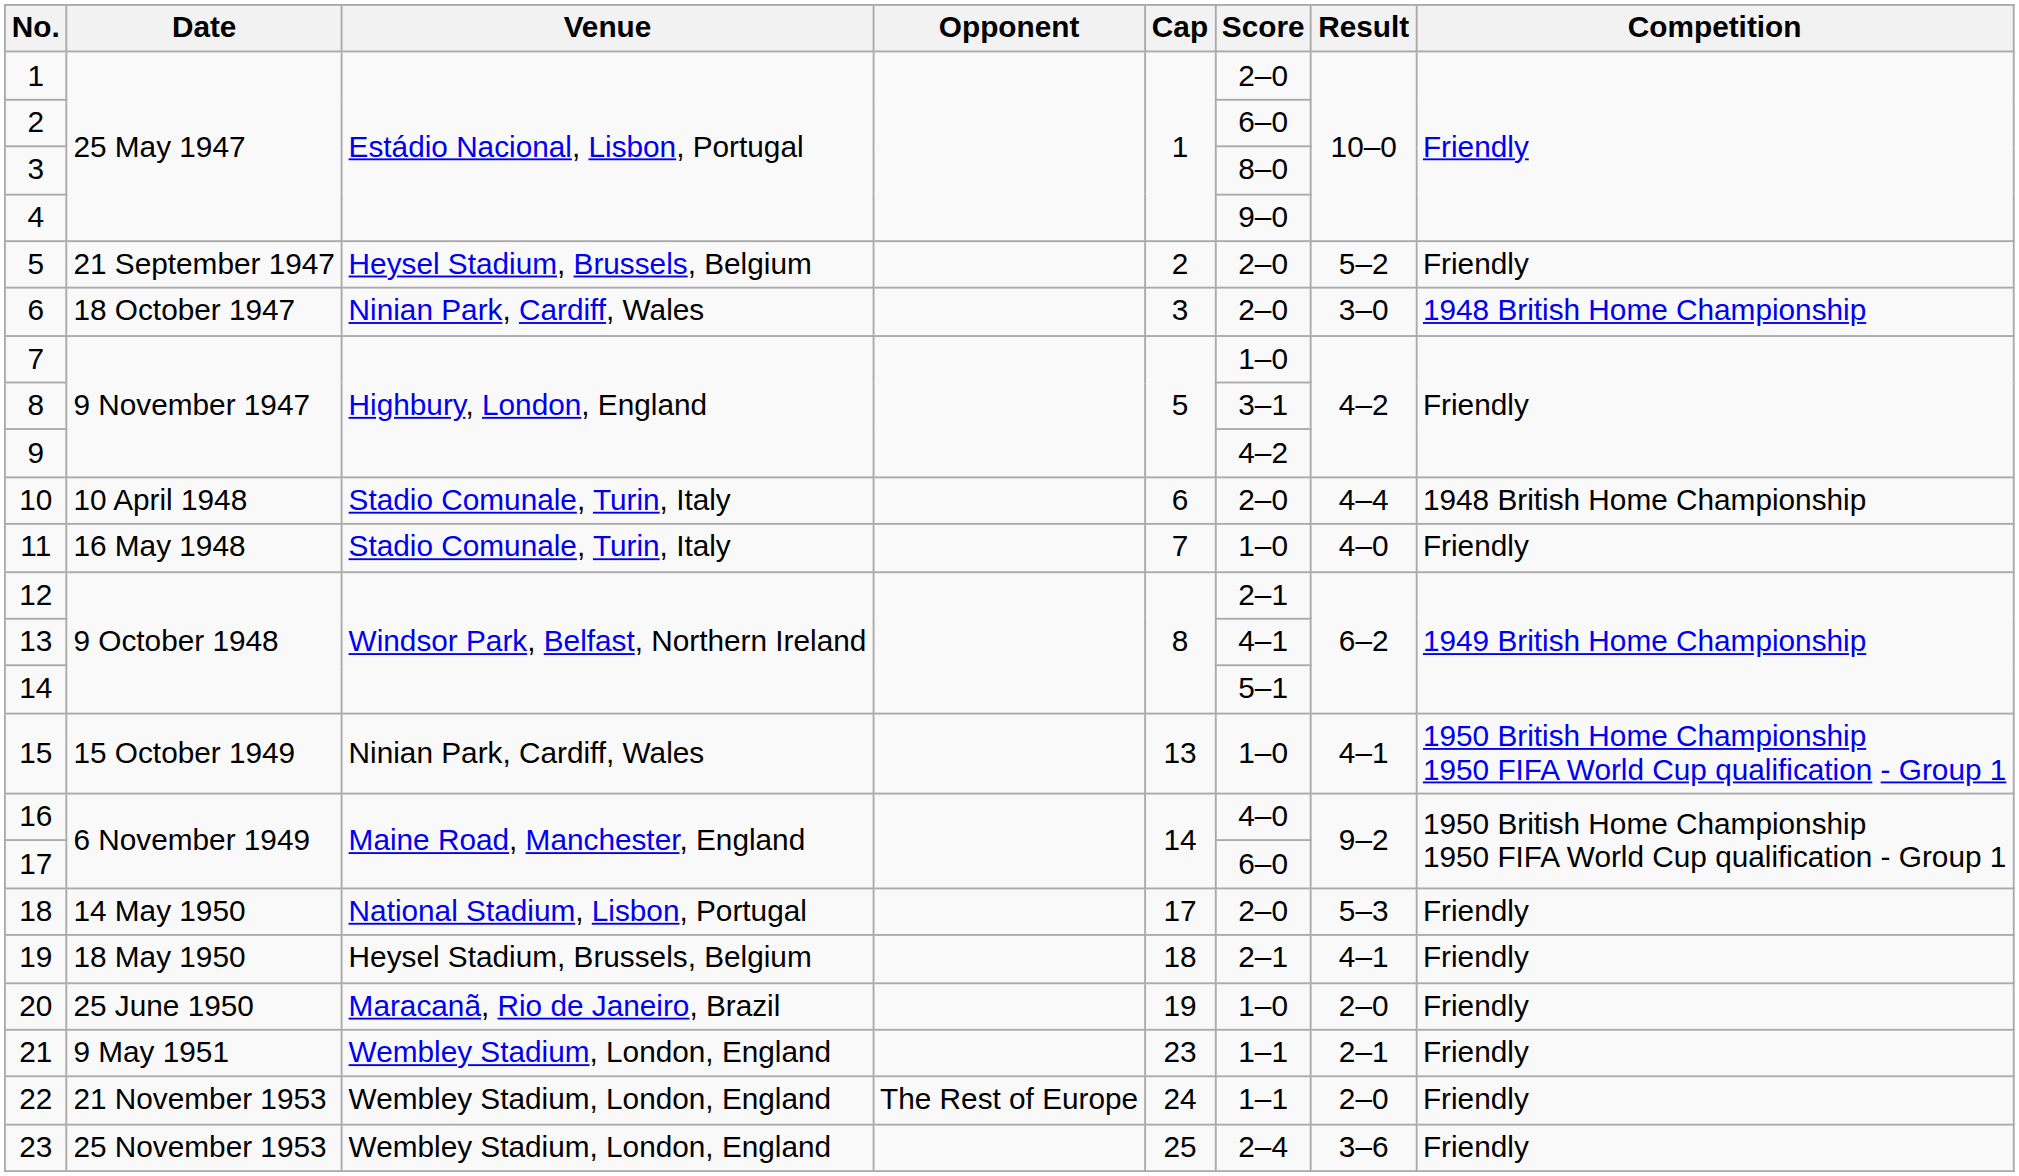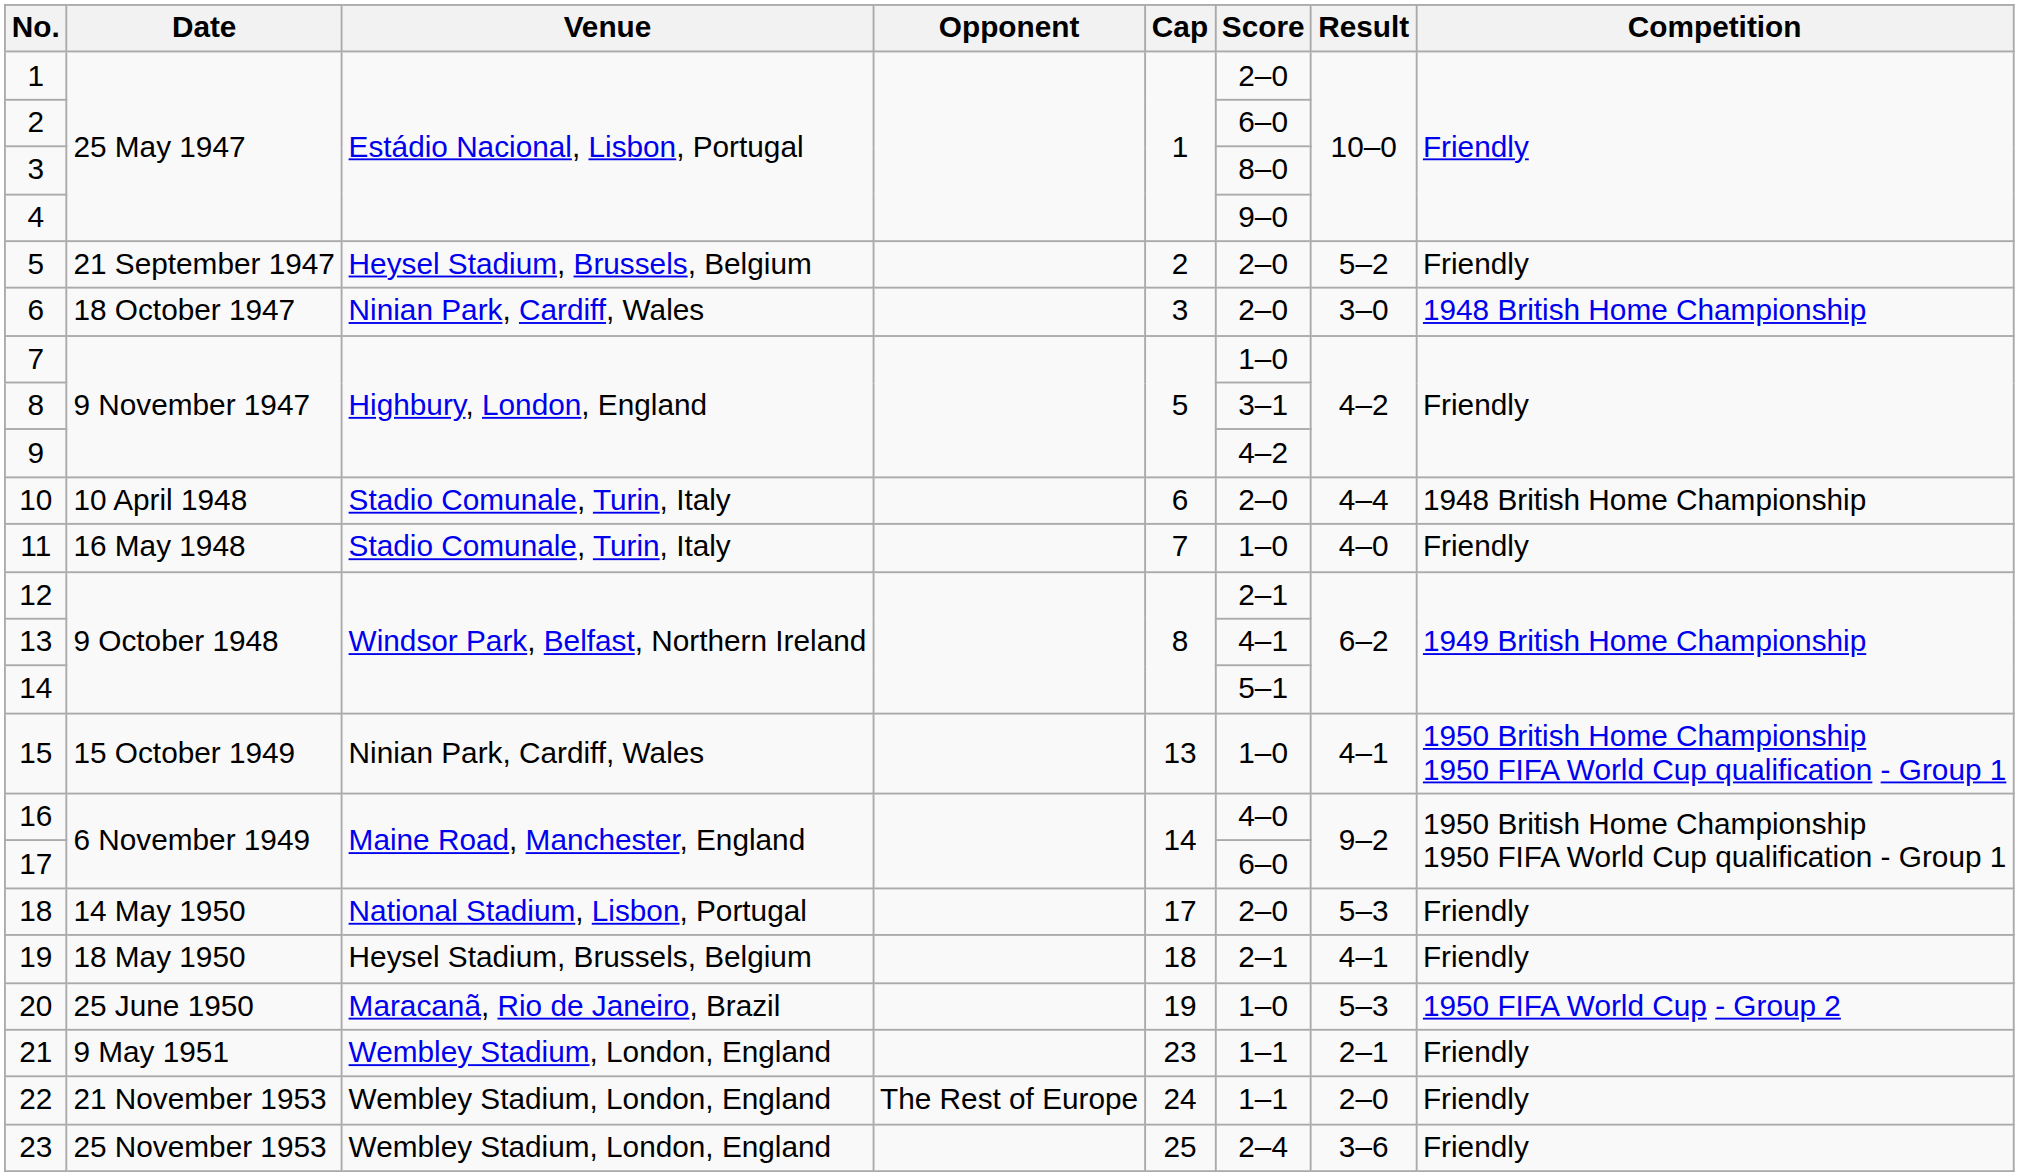(1364, 1005) 2–0 -> (1364, 1005) 5–3
(1476, 1005) Friendly -> (1632, 1005) 1950 FIFA World Cup - Group 2
